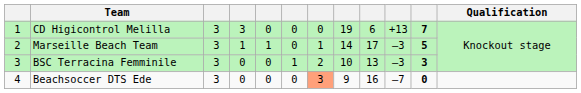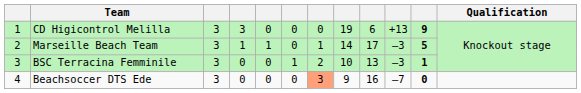(424, 30) 7 -> (424, 30) 9
(424, 63) 3 -> (424, 63) 1
